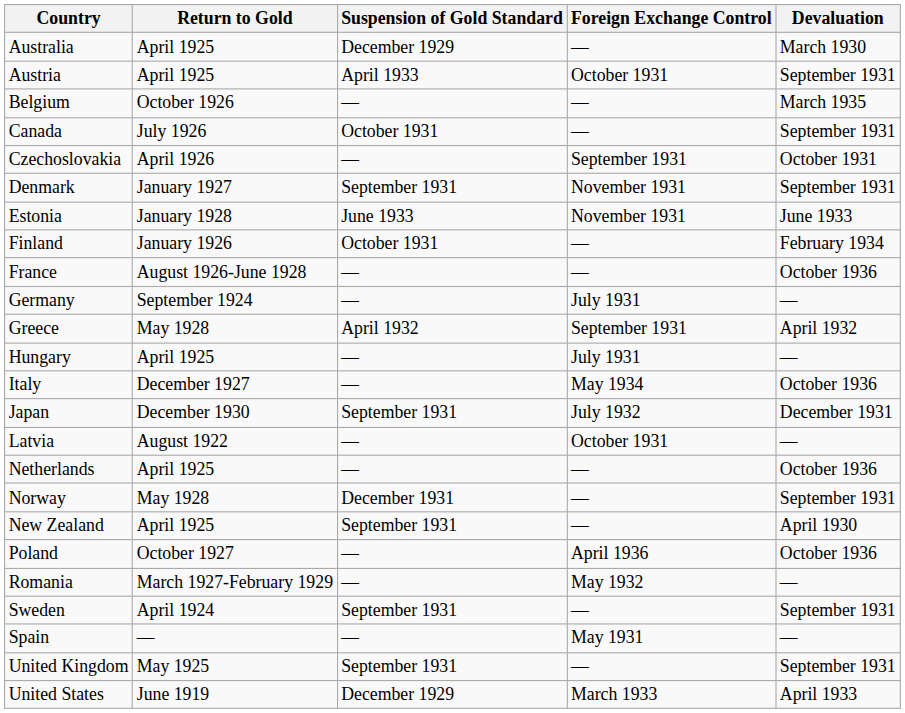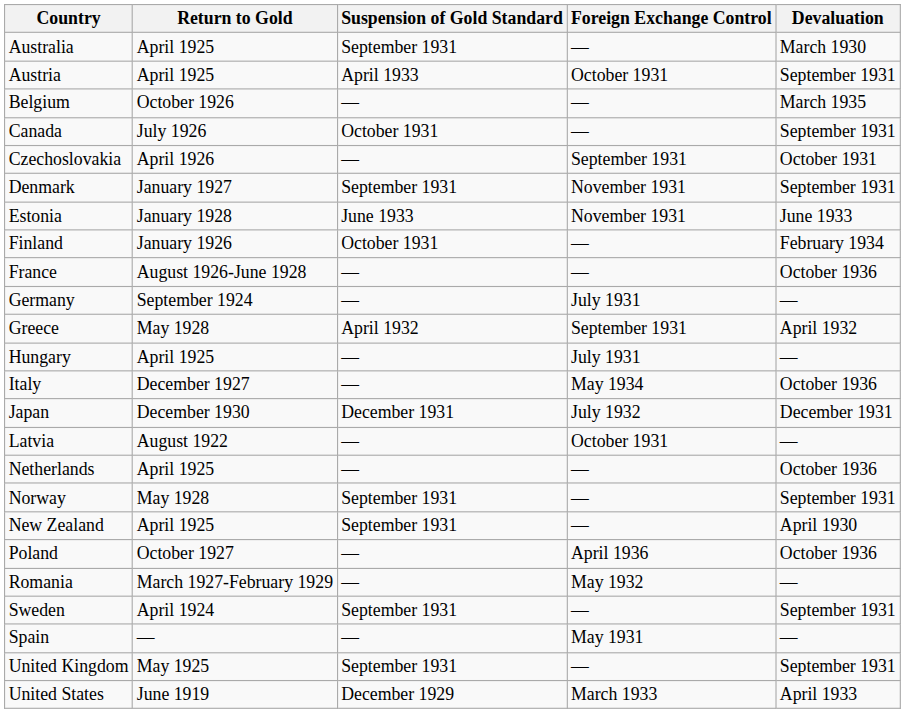(398, 46) December 1929 -> (399, 46) September 1931
(399, 412) September 1931 -> (398, 412) December 1931
(398, 497) December 1931 -> (399, 497) September 1931
